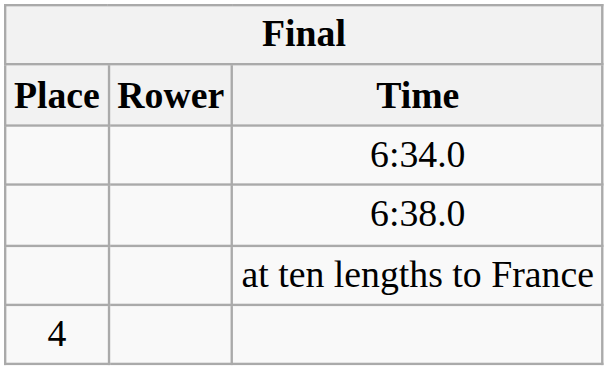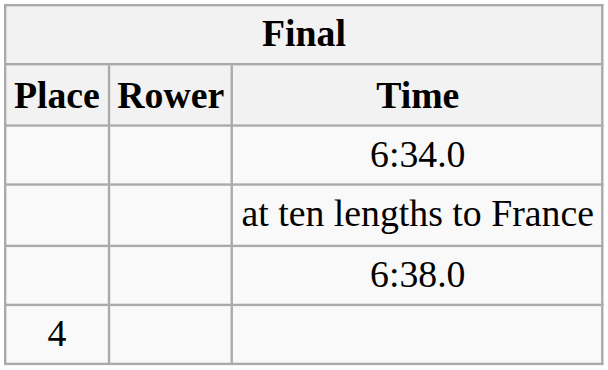rows swapped: (418, 214) <-> (418, 273)
